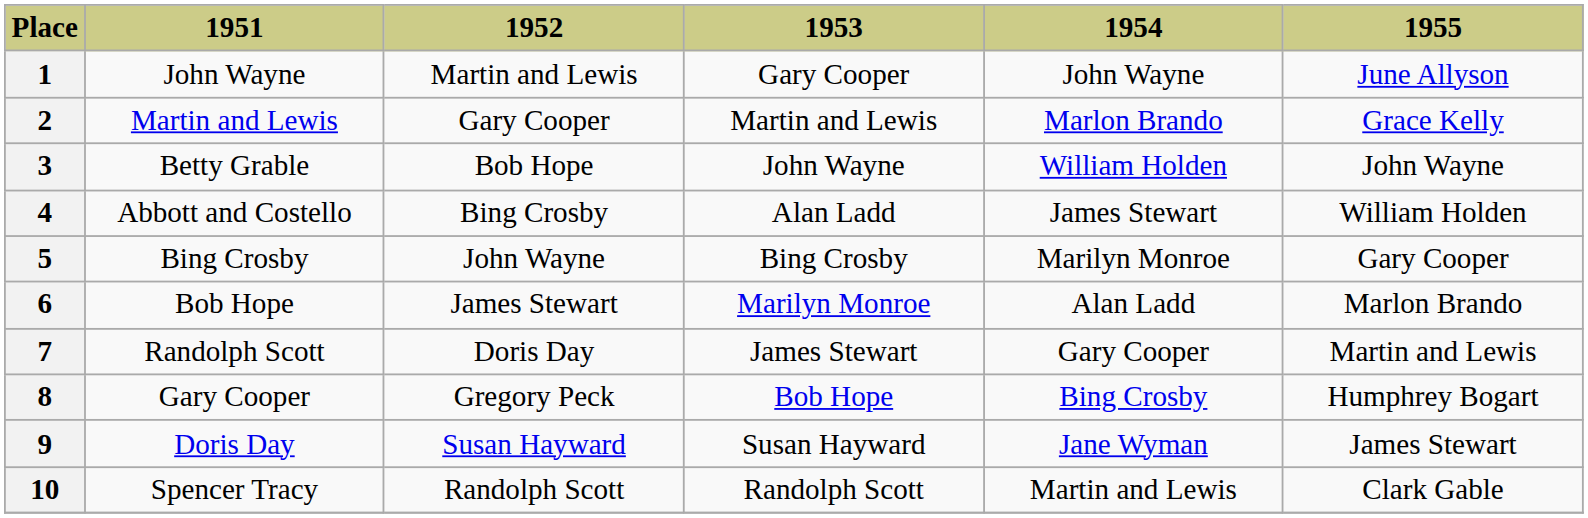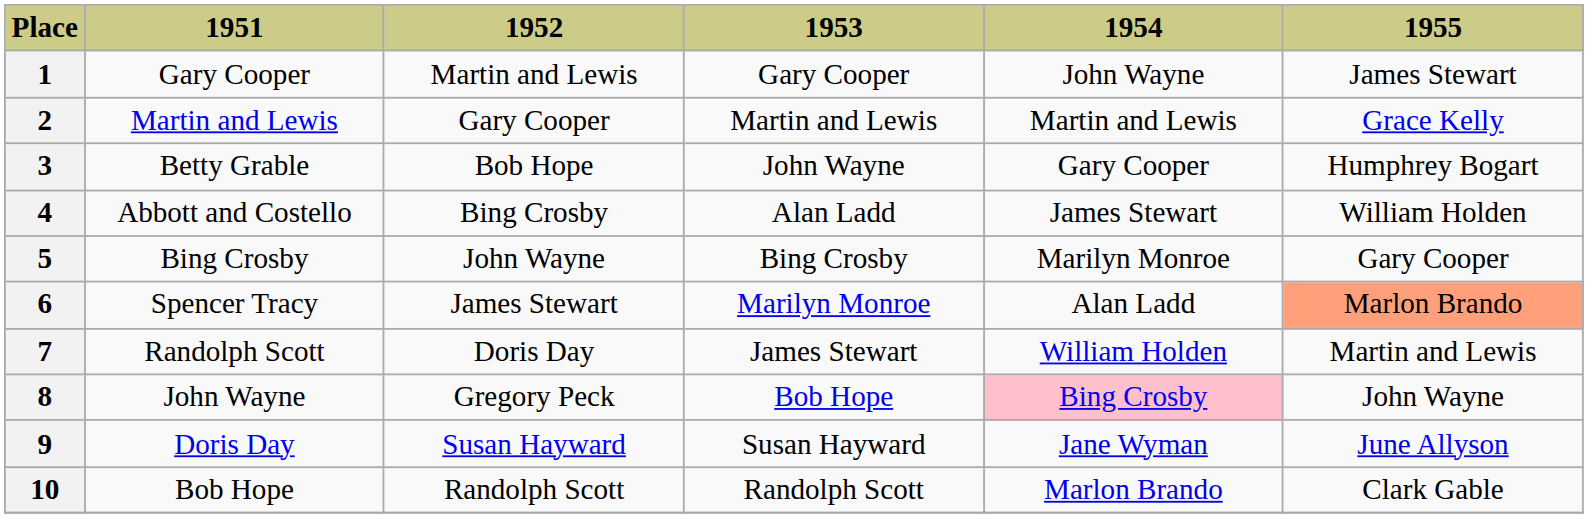(234, 73) John Wayne -> (234, 73) Gary Cooper
(1433, 73) June Allyson -> (1433, 73) James Stewart
(1133, 119) Marlon Brando -> (1133, 119) Martin and Lewis
(1133, 166) William Holden -> (1133, 166) Gary Cooper
(1433, 166) John Wayne -> (1433, 166) Humphrey Bogart
(234, 304) Bob Hope -> (234, 304) Spencer Tracy
(1433, 304) no background -> (1433, 304) lightsalmon background
(1133, 350) Gary Cooper -> (1133, 350) William Holden
(234, 397) Gary Cooper -> (234, 397) John Wayne
(1133, 397) no background -> (1133, 397) pink background
(1433, 397) Humphrey Bogart -> (1433, 397) John Wayne
(1433, 443) James Stewart -> (1433, 443) June Allyson
(234, 489) Spencer Tracy -> (234, 489) Bob Hope
(1133, 489) Martin and Lewis -> (1133, 489) Marlon Brando
